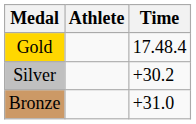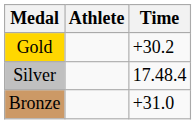(160, 47) 17.48.4 -> (153, 47) +30.2
(153, 75) +30.2 -> (160, 75) 17.48.4
